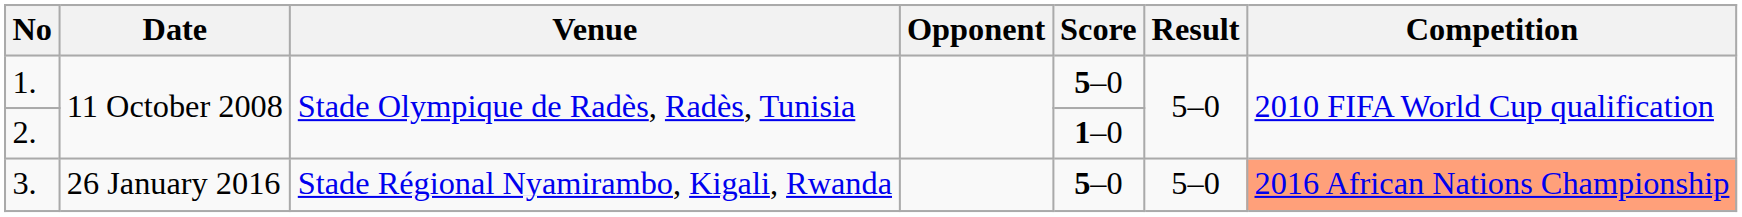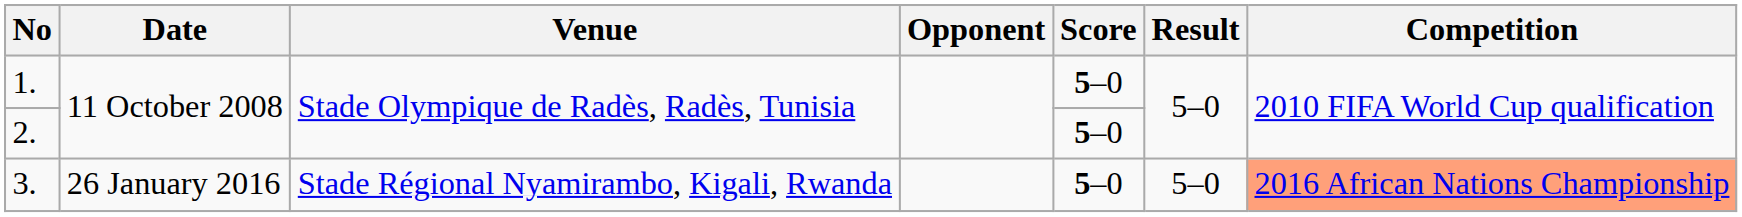(1098, 132) 1–0 -> (1098, 132) 5–0
